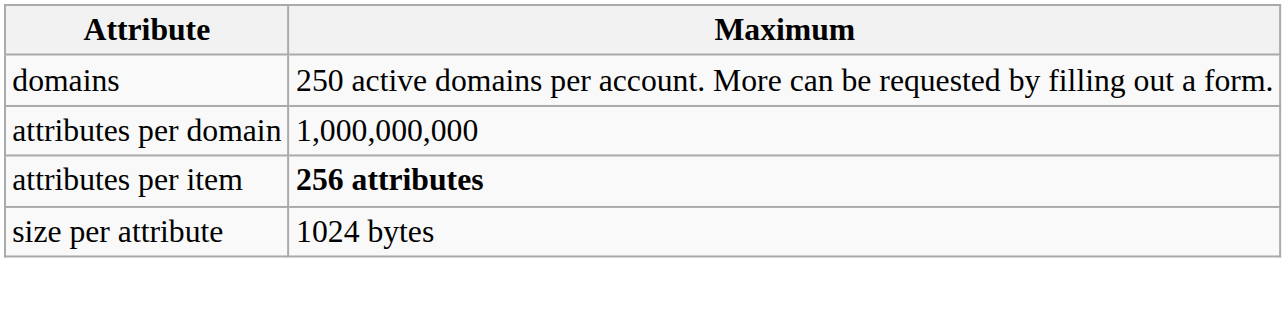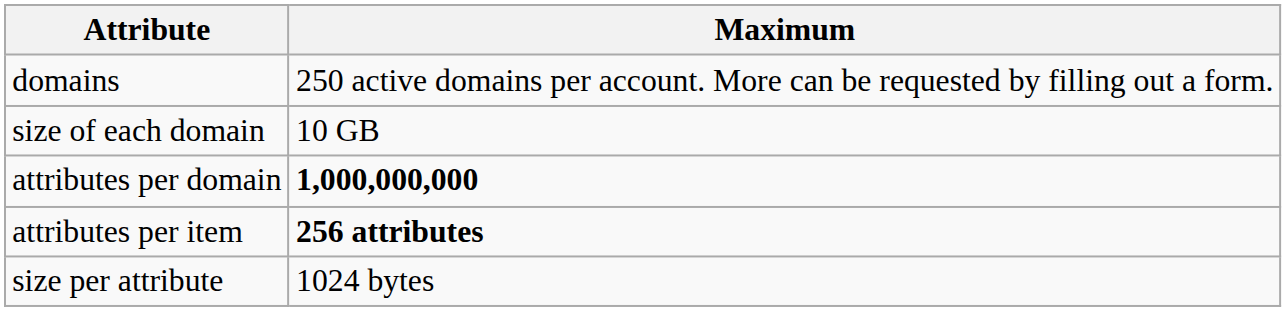+ row: (139, 130)
(387, 130) normal -> (387, 180) bold
